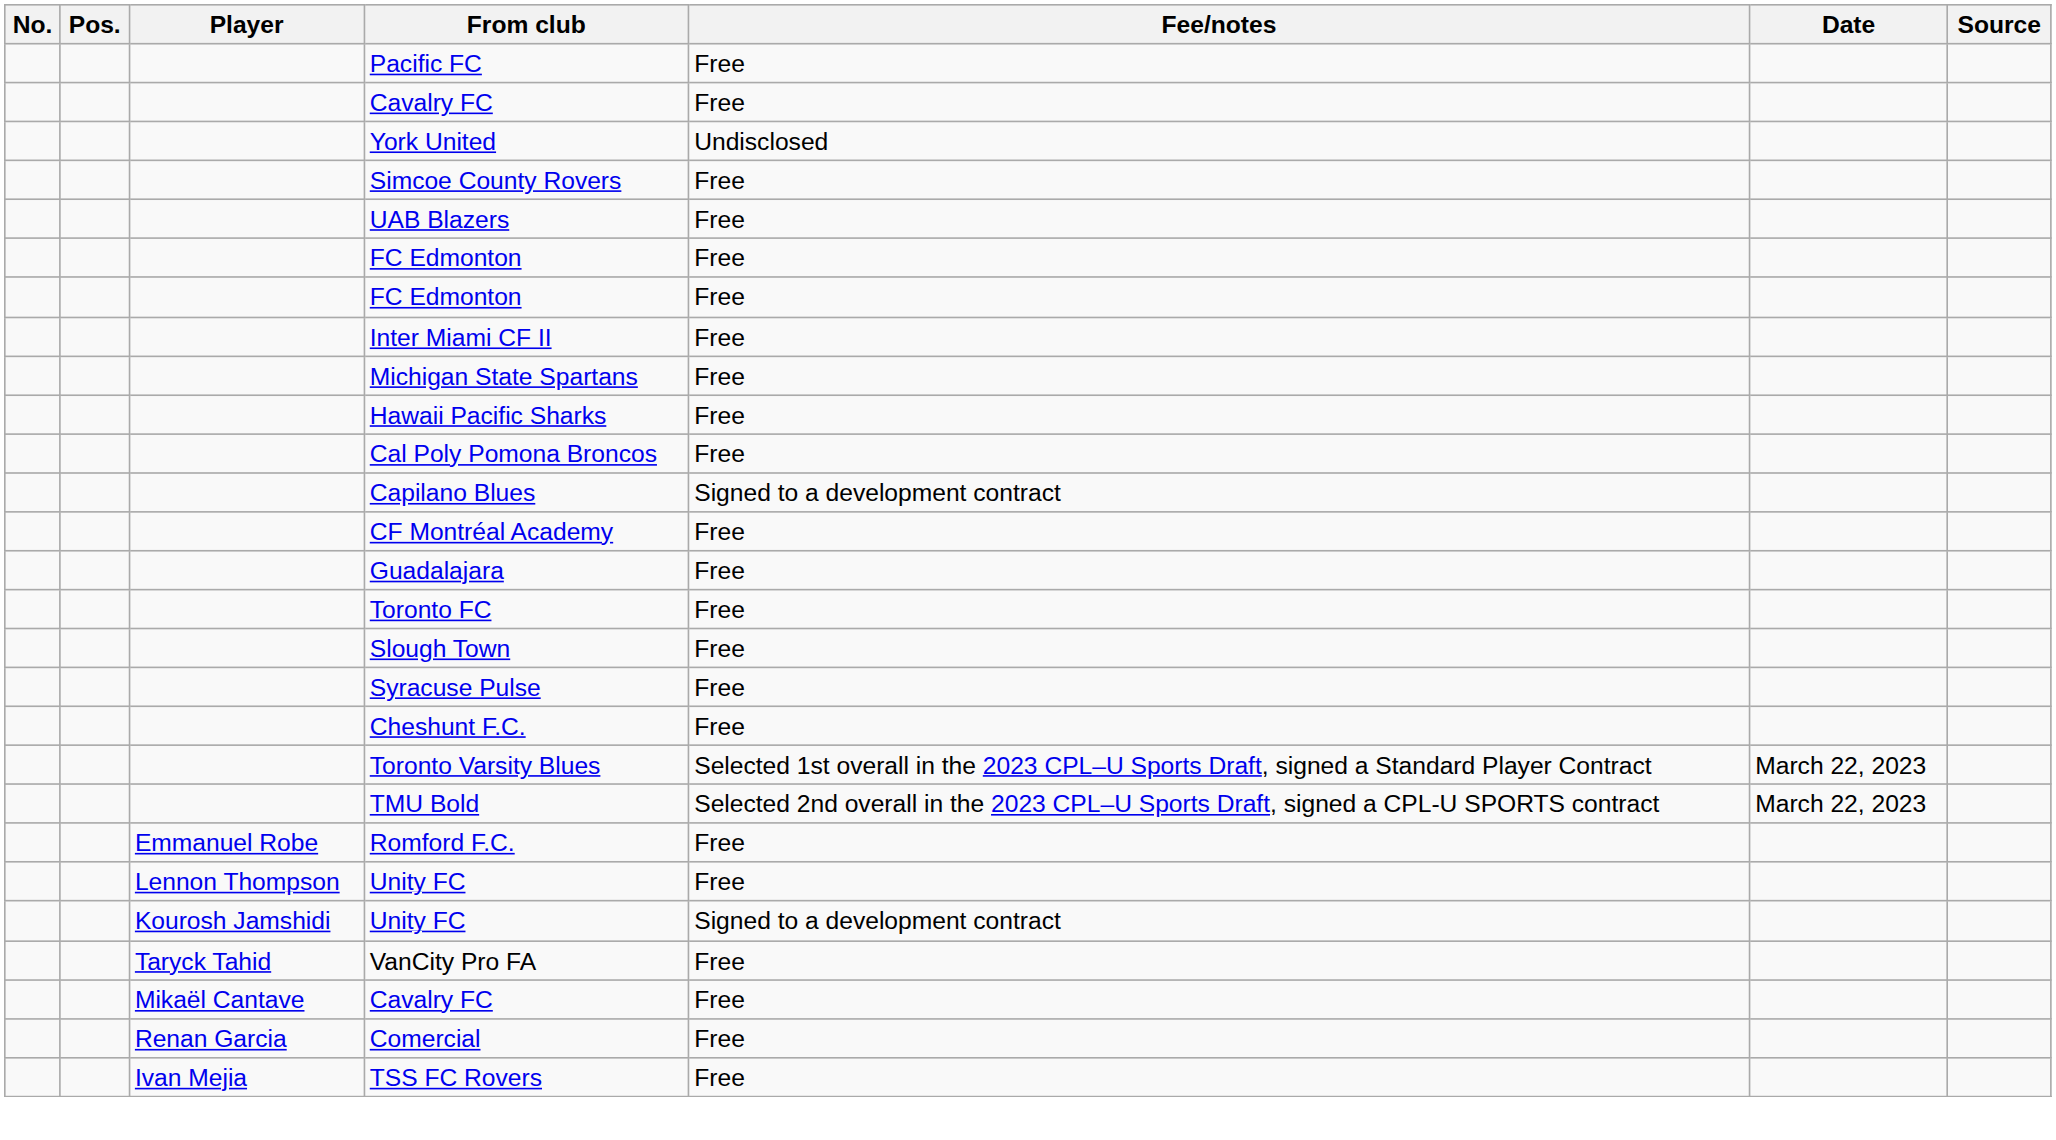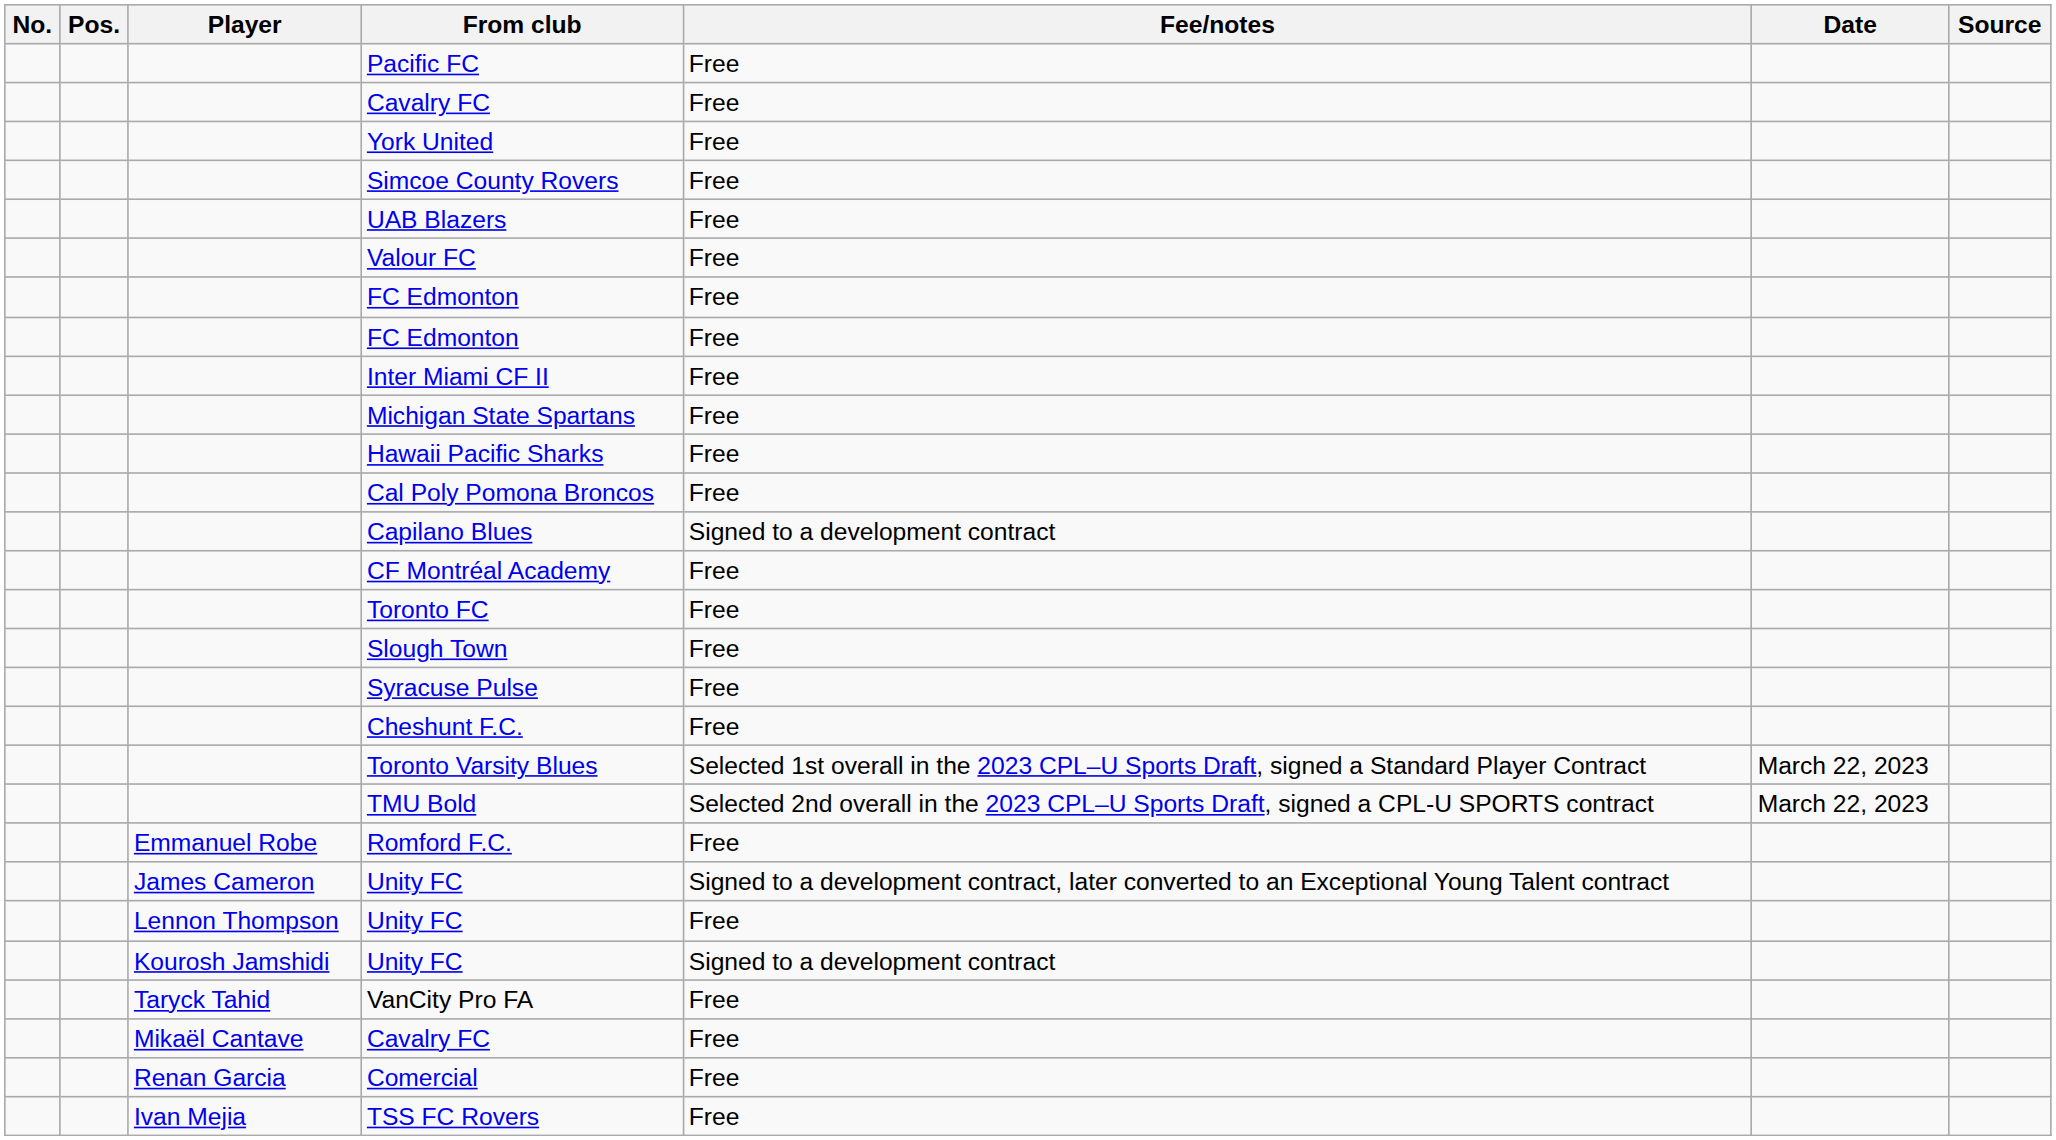(761, 141) Undisclosed -> (714, 141) Free
+ row: (245, 258)
- row: (247, 570)
+ row: (224, 882)
